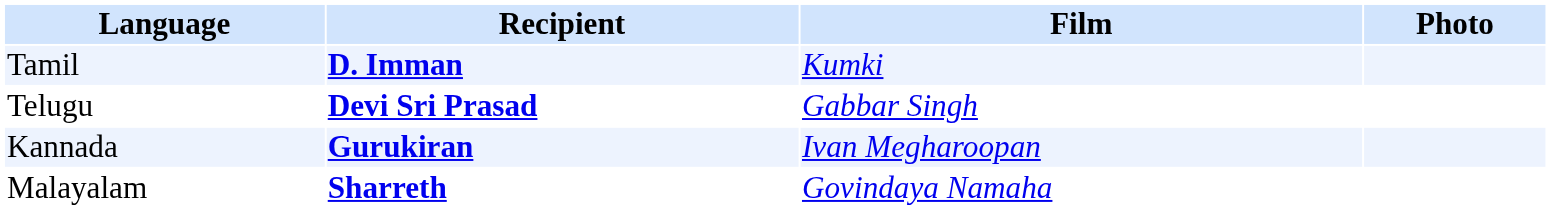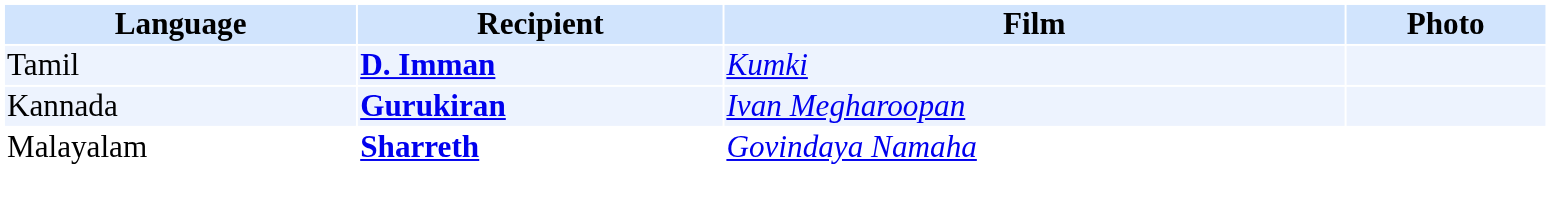- row: (50, 105)
